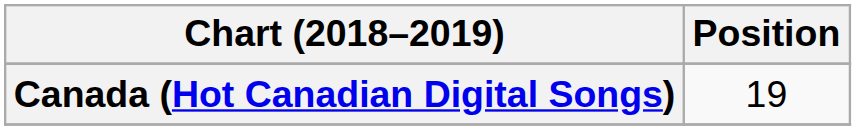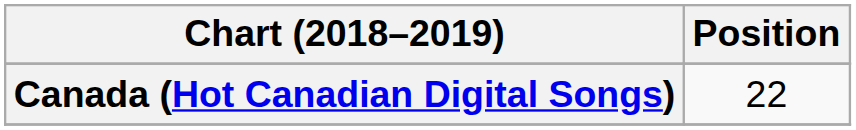(766, 93) 19 -> (766, 93) 22
